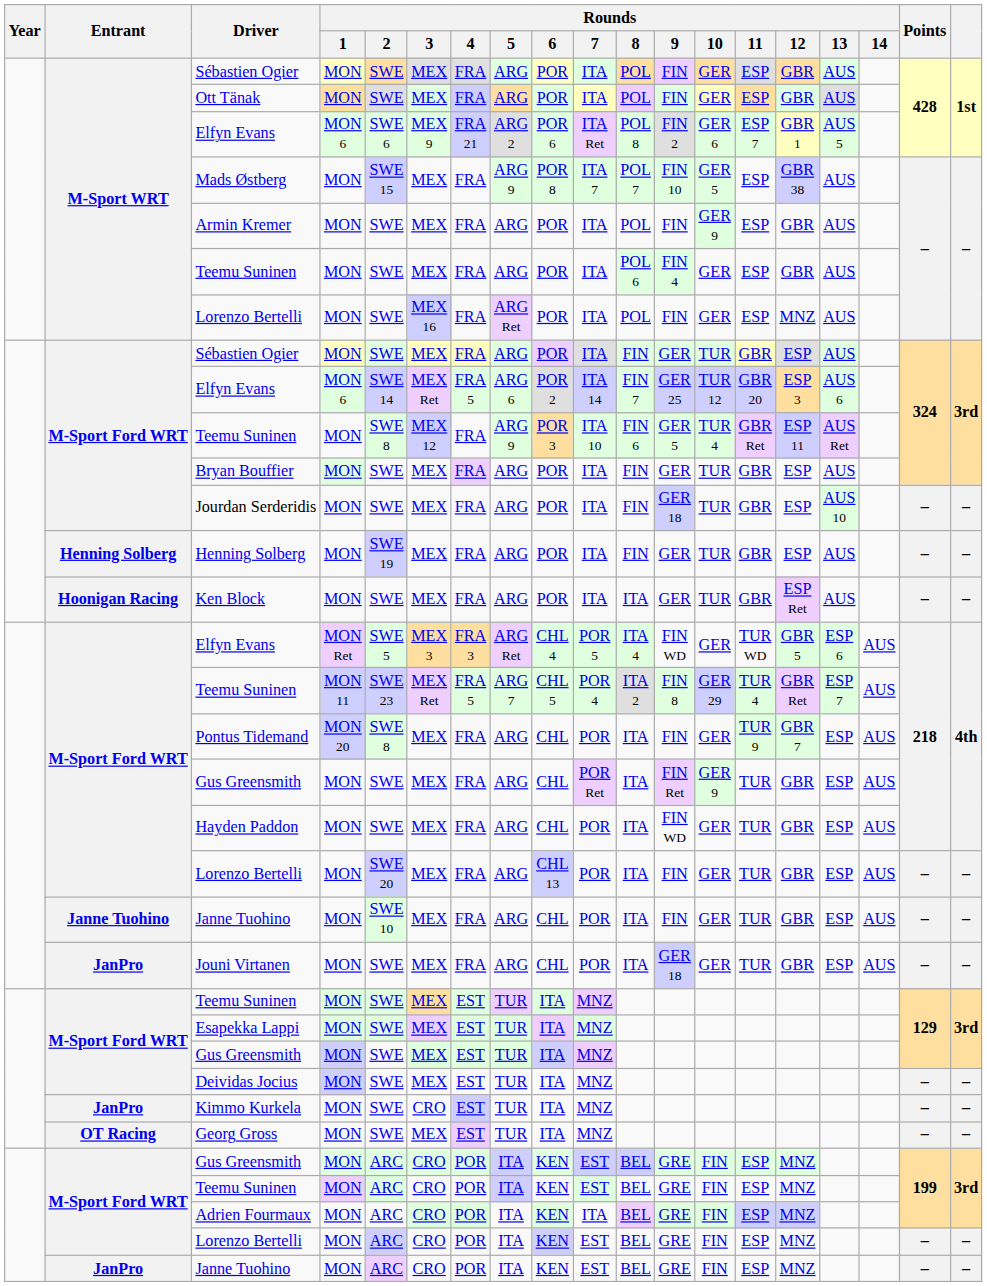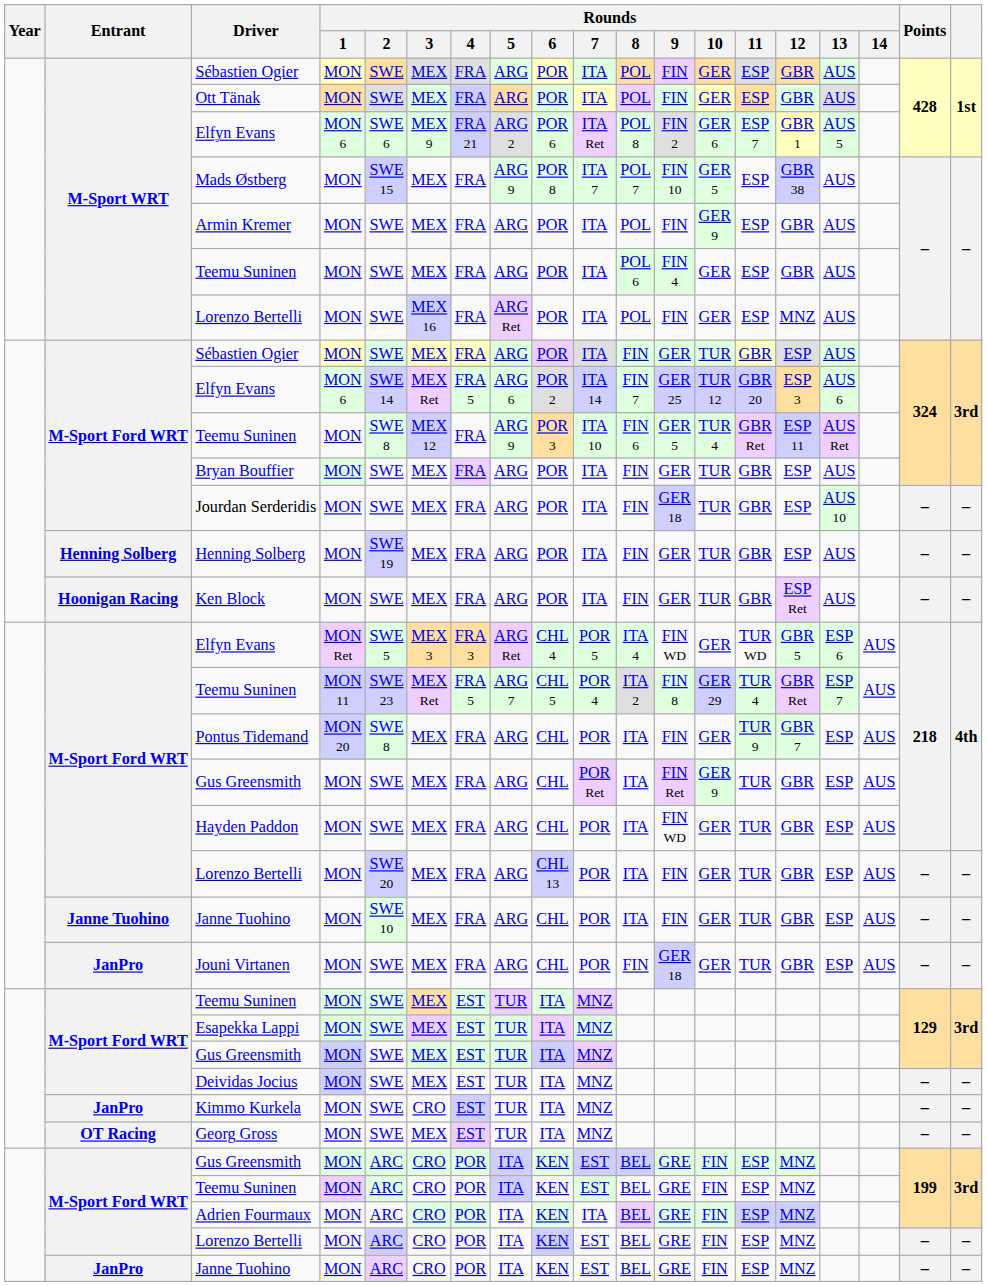(636, 598) ITA -> (636, 598) FIN
(636, 964) ITA -> (636, 964) FIN
